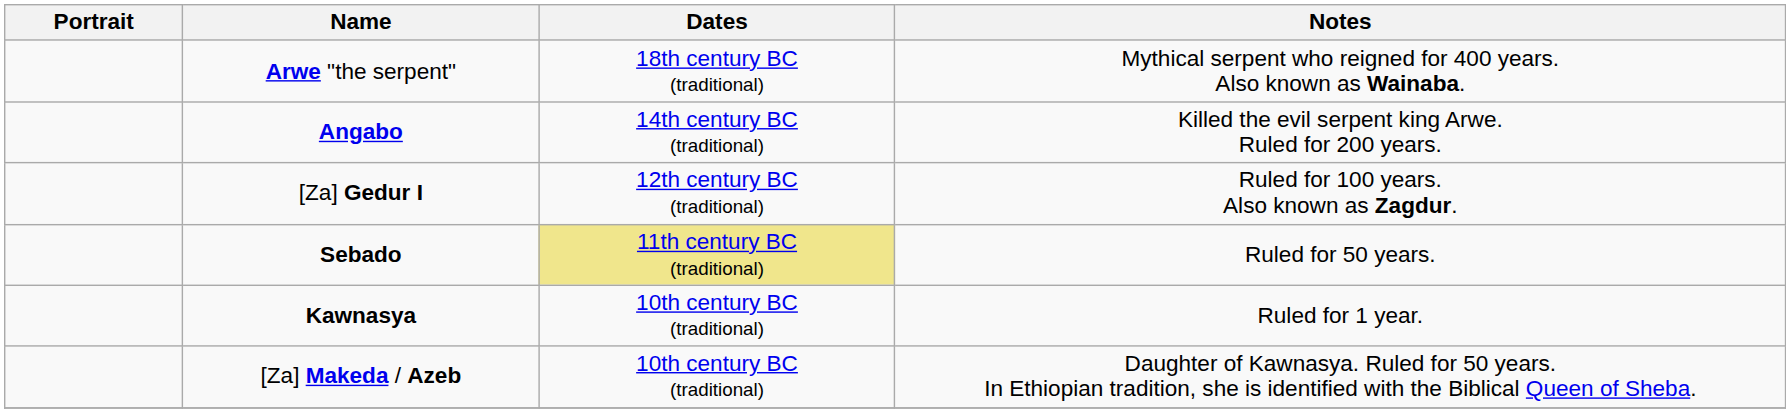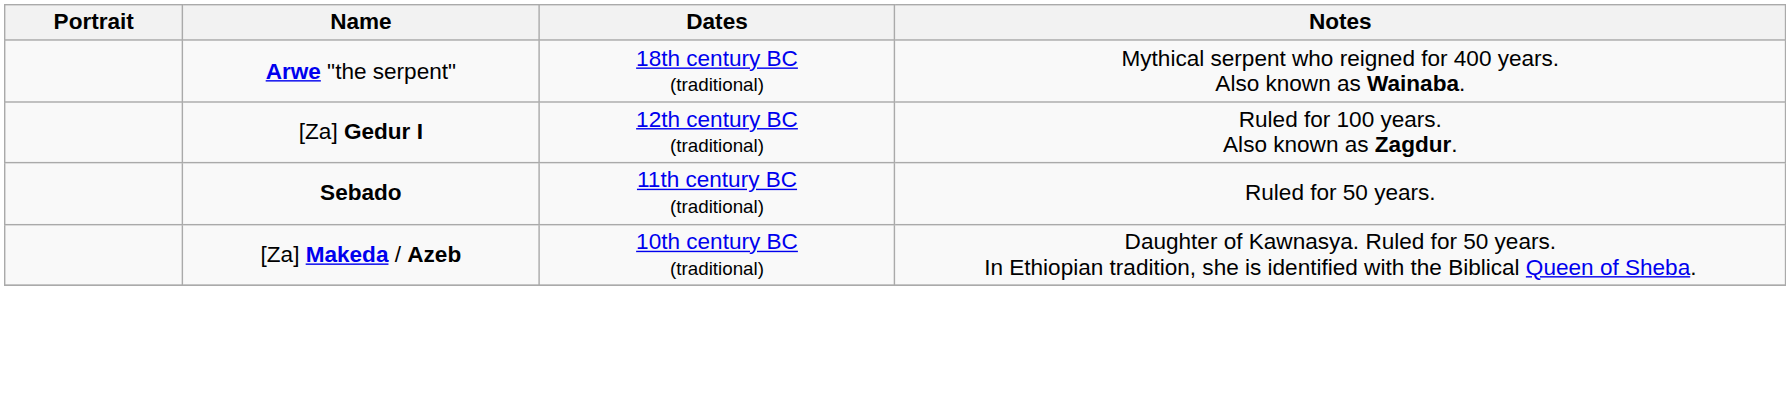- row: (361, 132)
(717, 254) khaki background -> (717, 193) no background
- row: (361, 315)
